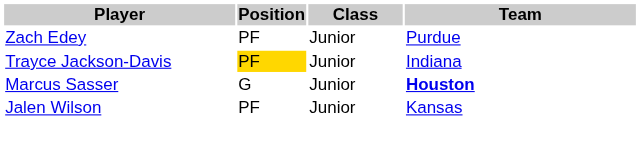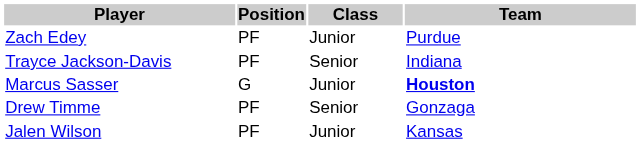(249, 61) gold background -> (249, 61) no background
(332, 61) Junior -> (334, 61) Senior
+ row: (53, 107)
